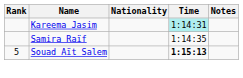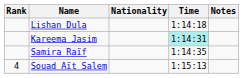+ row: (59, 25)
(17, 53) 5 -> (17, 66) 4
(189, 53) bold -> (189, 66) normal
